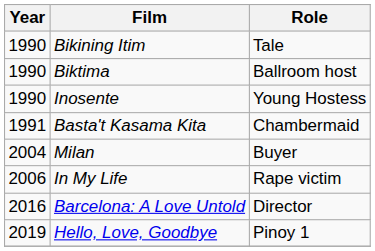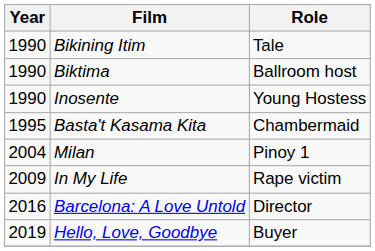(27, 125) 1991 -> (27, 125) 1995
(275, 152) Buyer -> (281, 152) Pinoy 1
(27, 179) 2006 -> (27, 179) 2009
(281, 233) Pinoy 1 -> (275, 233) Buyer
